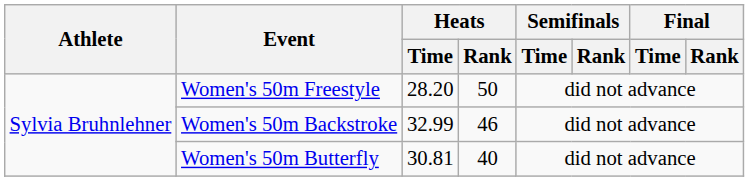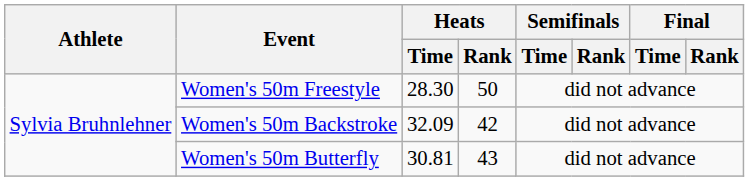(430, 90) 28.20 -> (430, 90) 28.30
(430, 124) 32.99 -> (430, 124) 32.09
(487, 124) 46 -> (487, 124) 42
(487, 158) 40 -> (487, 158) 43
